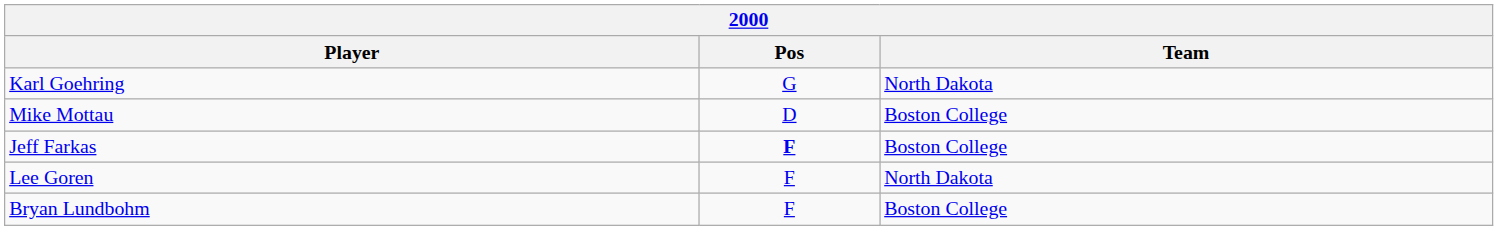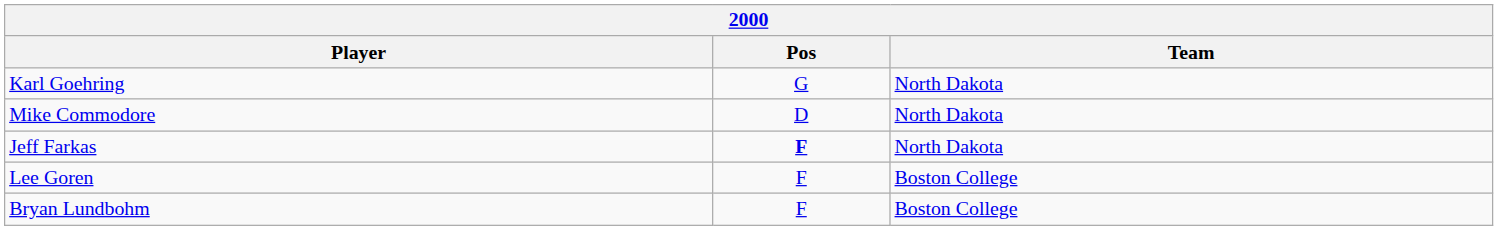+ row: (82, 114)
- row: (61, 114)
(946, 146) Boston College -> (949, 146) North Dakota
(938, 177) North Dakota -> (956, 177) Boston College
